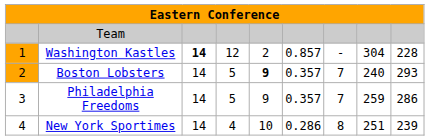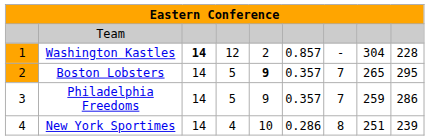(374, 73) 240 -> (374, 73) 265
(407, 73) 293 -> (407, 73) 295
